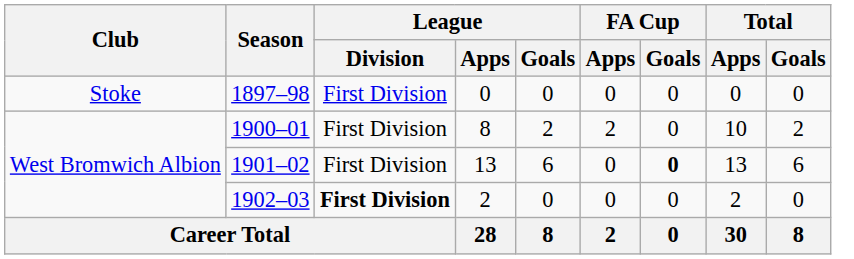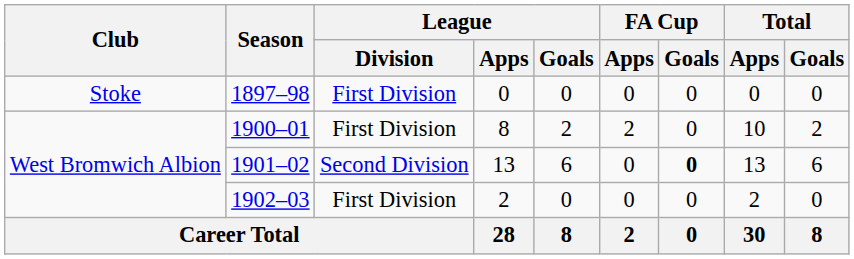(385, 164) First Division -> (394, 164) Second Division
(385, 199) bold -> (394, 199) normal
